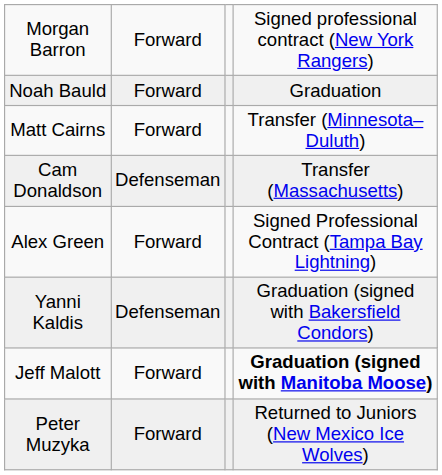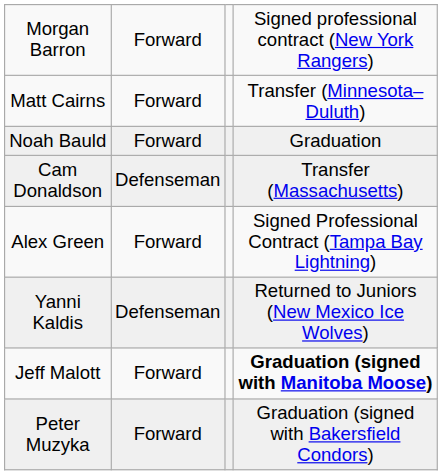rows swapped: (58, 90) <-> (58, 130)
(335, 312) Graduation (signed with Bakersfield Condors) -> (335, 312) Returned to Juniors (New Mexico Ice Wolves)
(335, 434) Returned to Juniors (New Mexico Ice Wolves) -> (335, 434) Graduation (signed with Bakersfield Condors)
